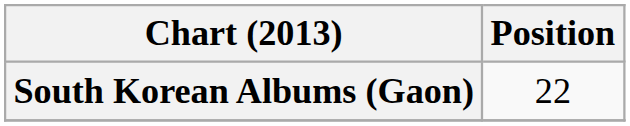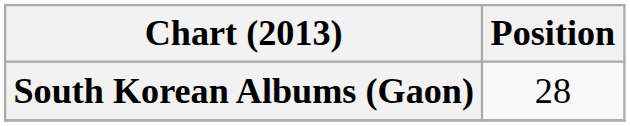(553, 90) 22 -> (553, 90) 28
